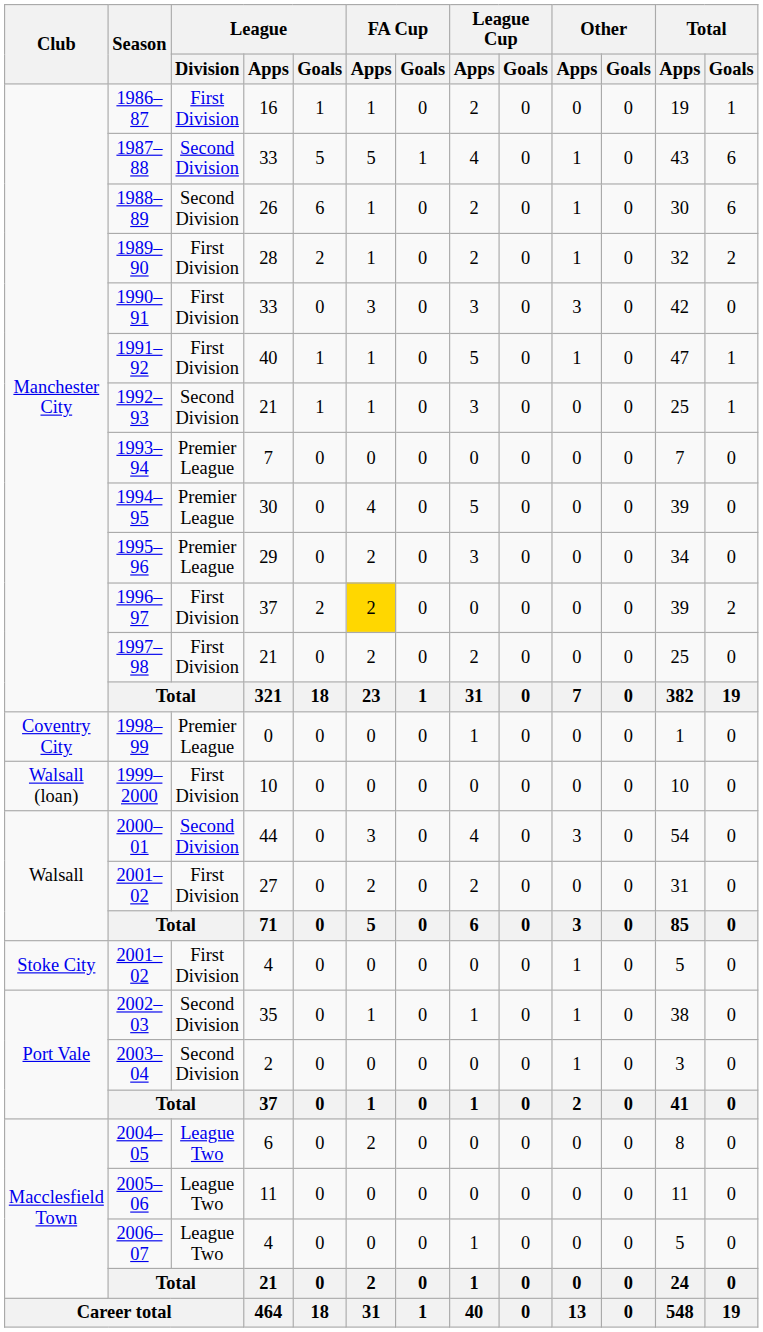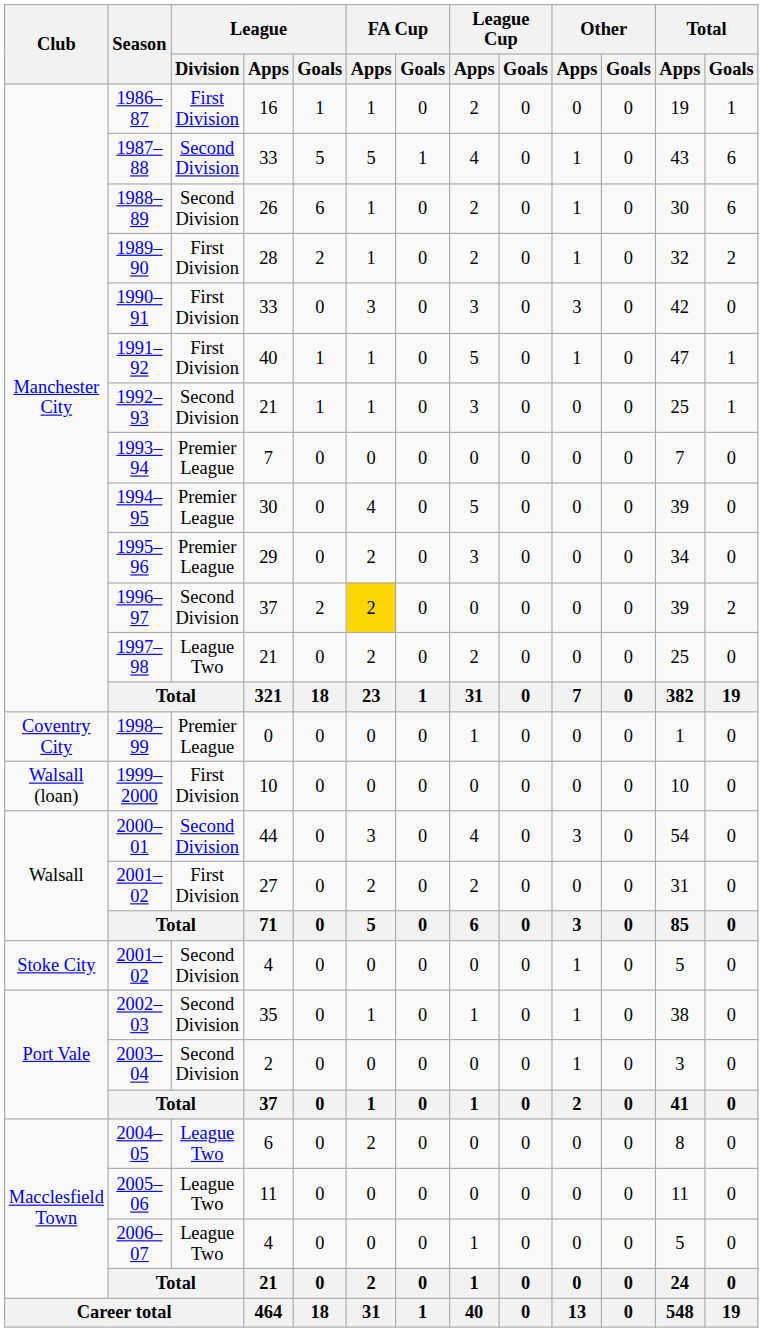(207, 607) First Division -> (207, 607) Second Division
(207, 657) First Division -> (207, 657) League Two
(207, 964) First Division -> (207, 964) Second Division
